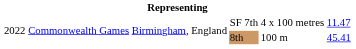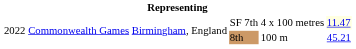(339, 22) no background -> (339, 22) lightyellow background
(339, 37) 45.41 -> (339, 37) 45.21
